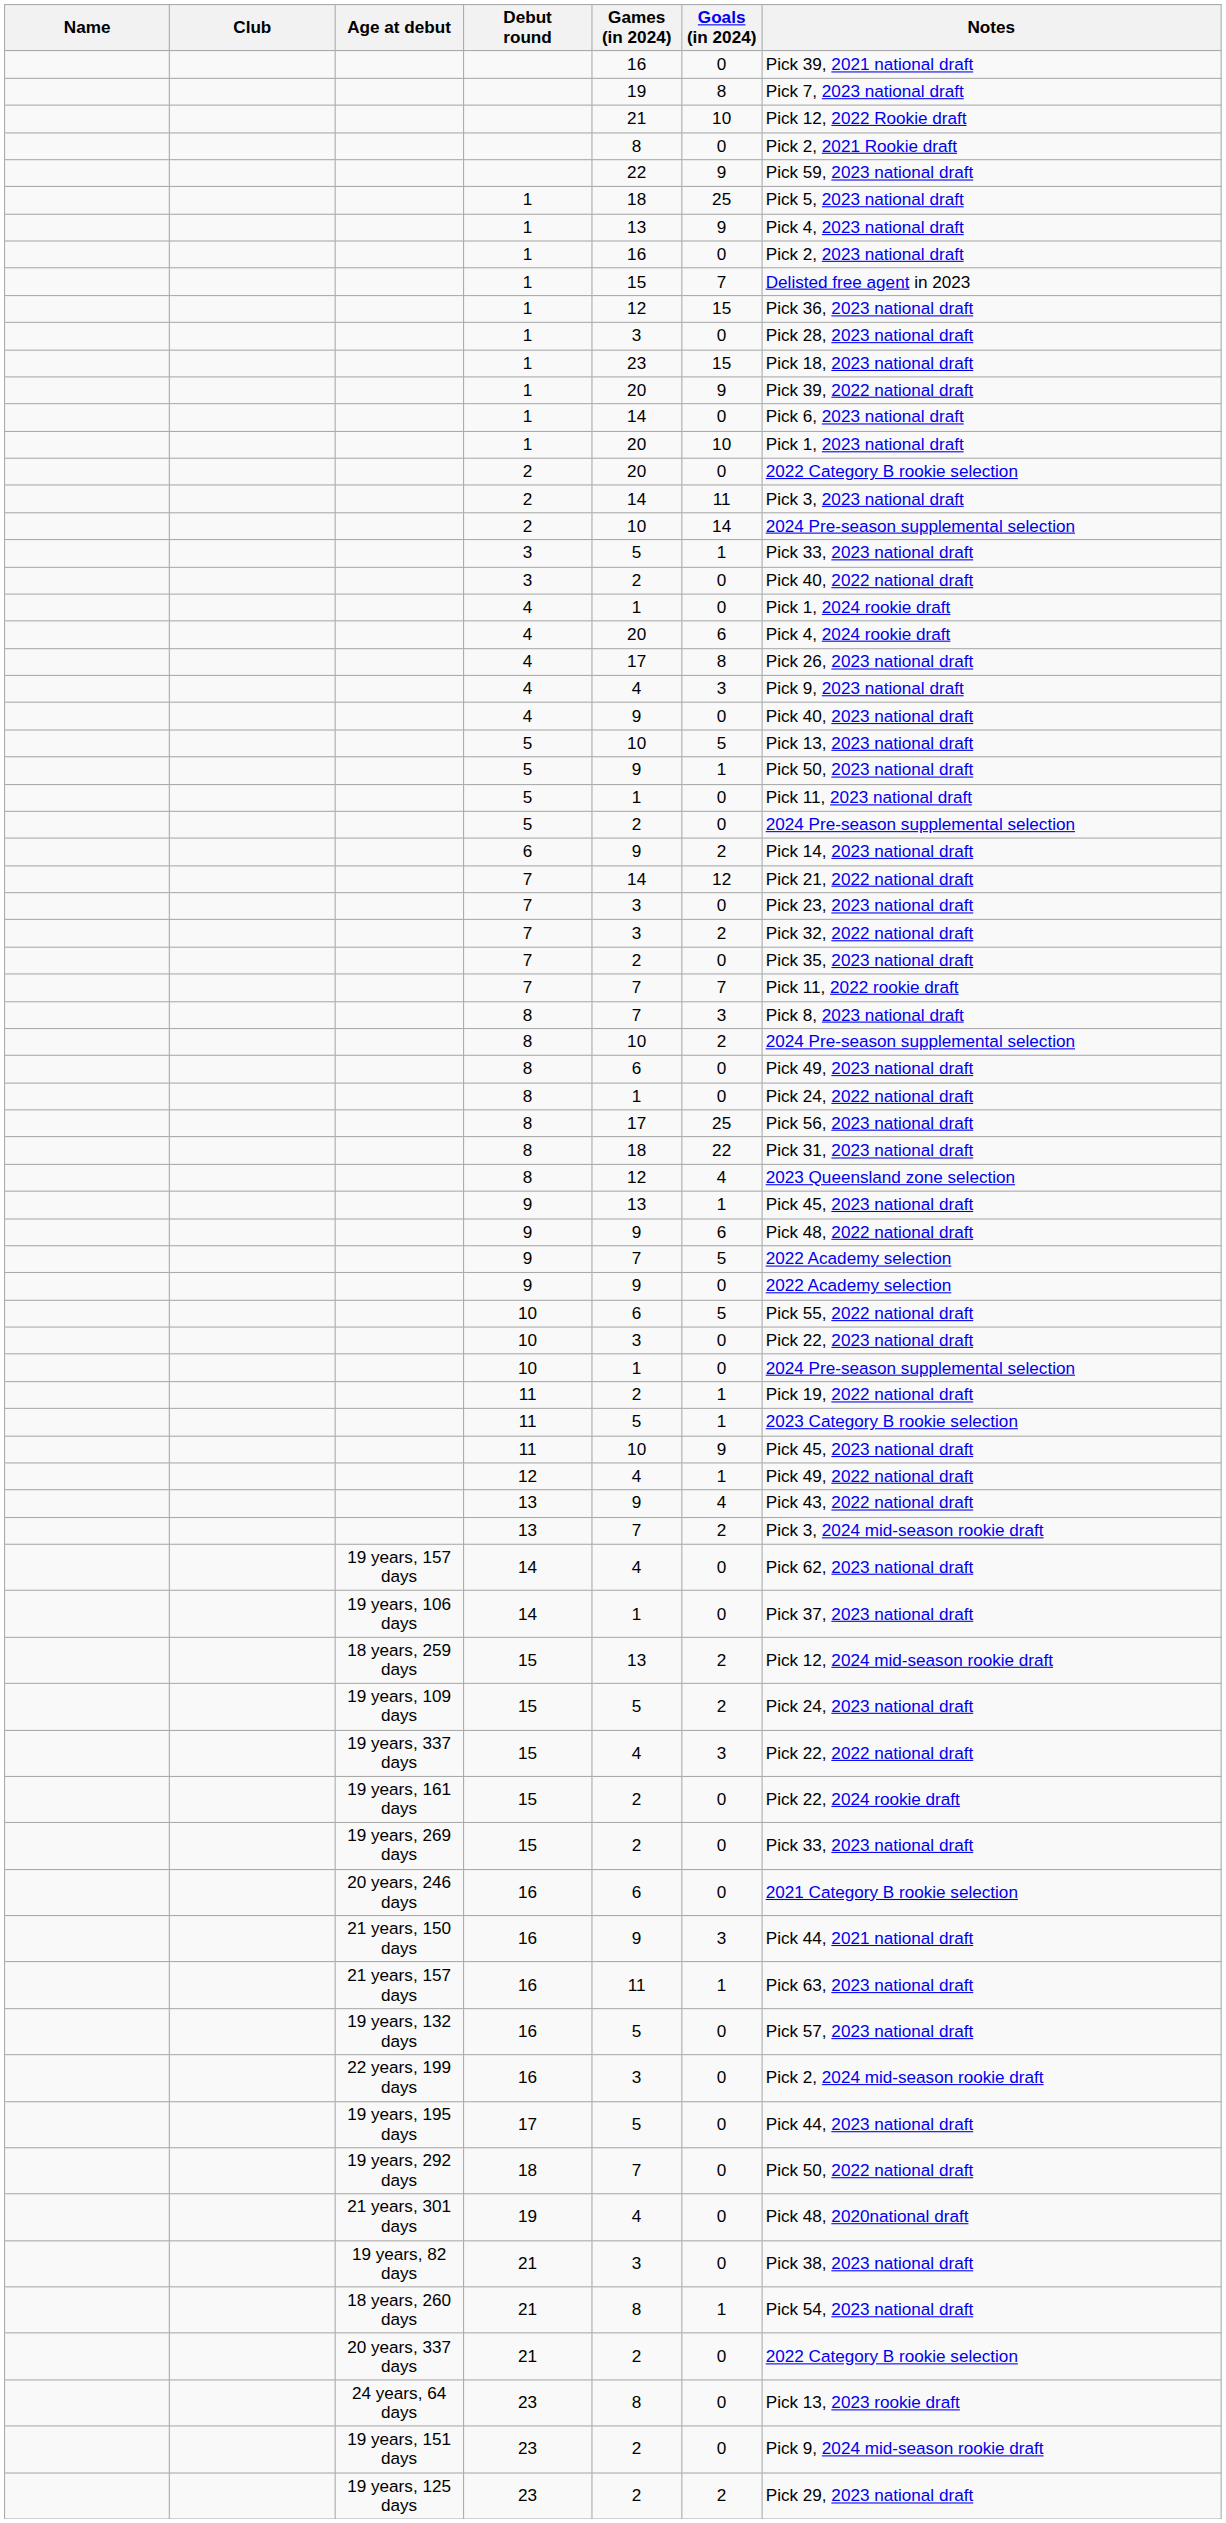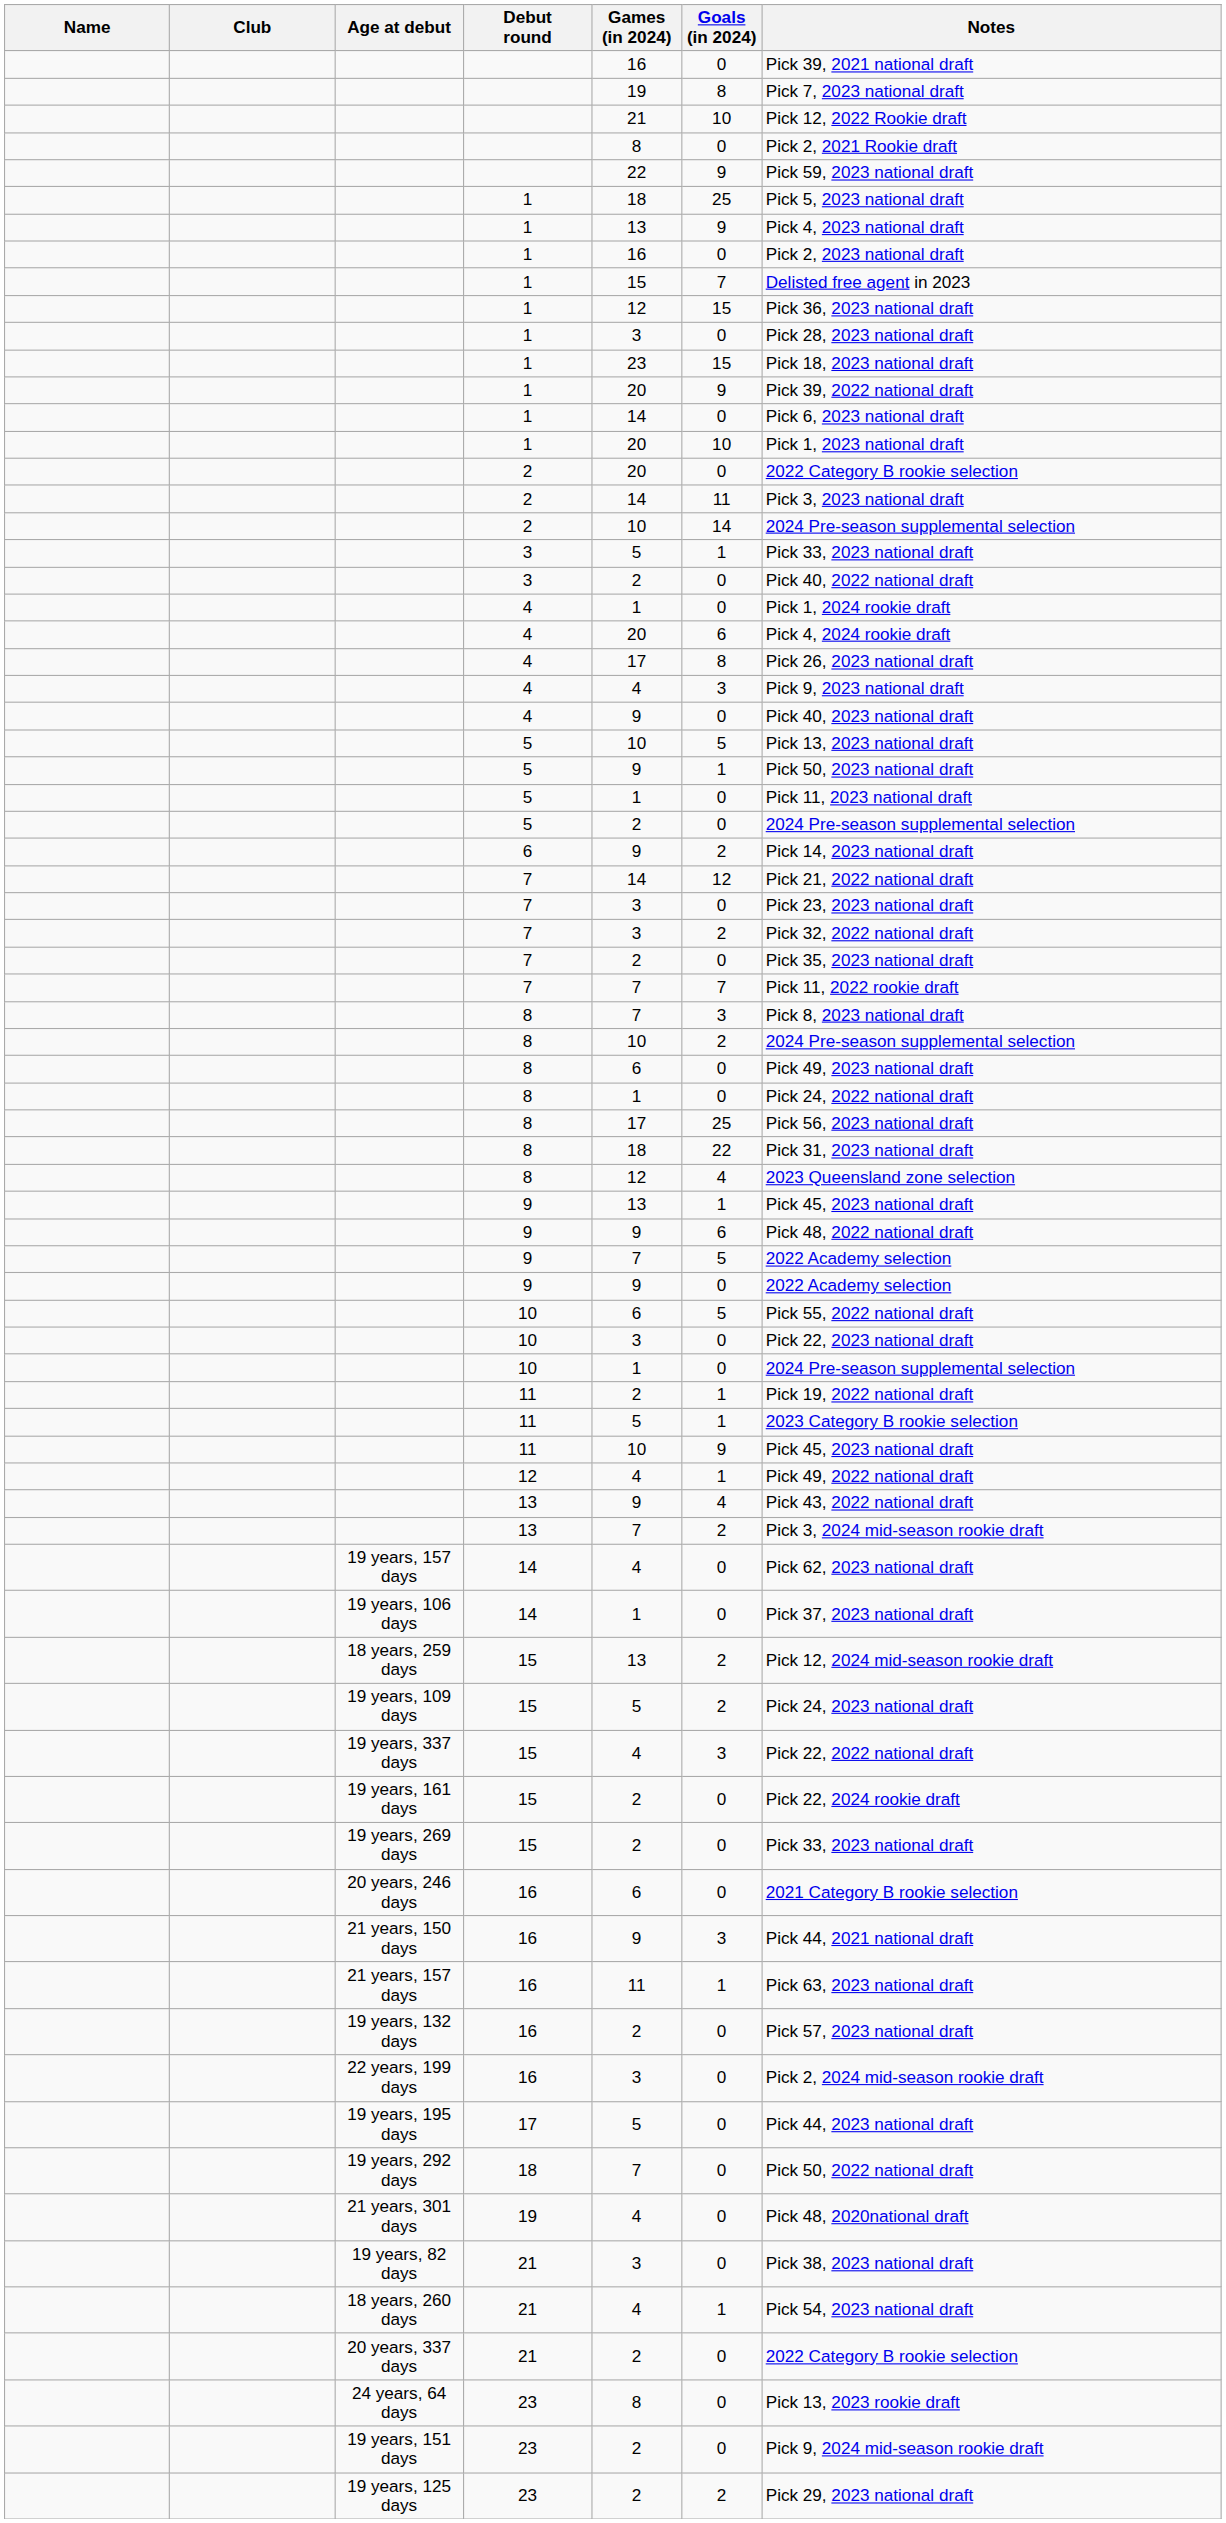(637, 2031) 5 -> (637, 2031) 2
(637, 2310) 8 -> (637, 2310) 4
